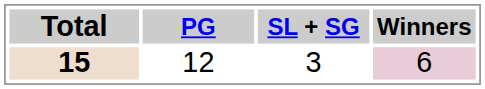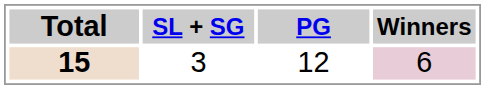columns swapped: (314, 26) <-> (198, 26)
